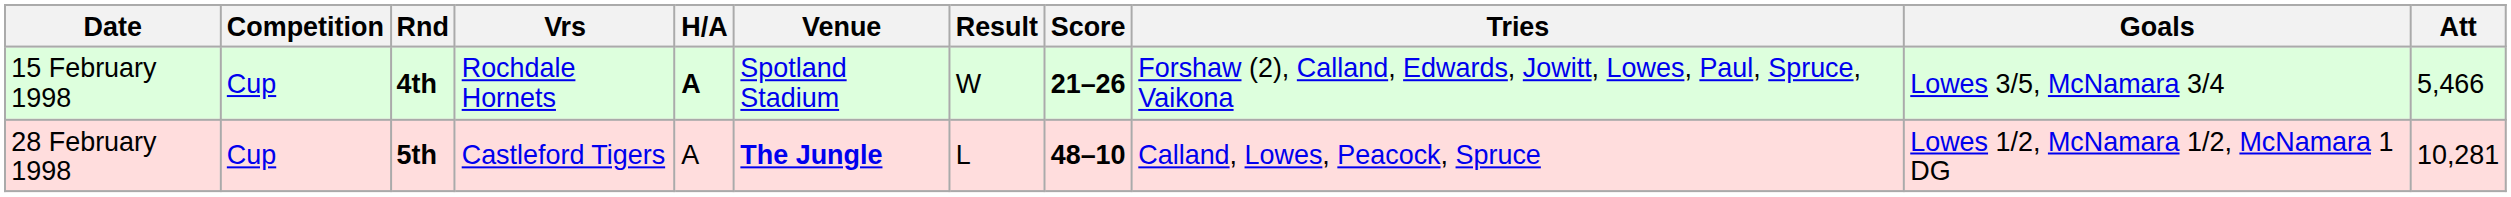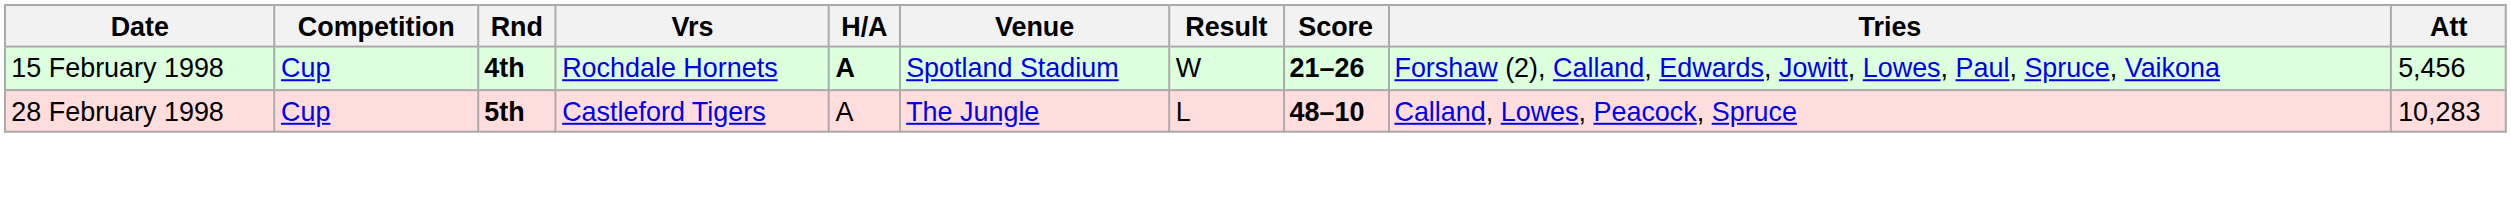- column: (2157, 26)
(2451, 83) 5,466 -> (2432, 68) 5,456
(811, 155) bold -> (973, 111) normal
(2458, 155) 10,281 -> (2439, 111) 10,283
